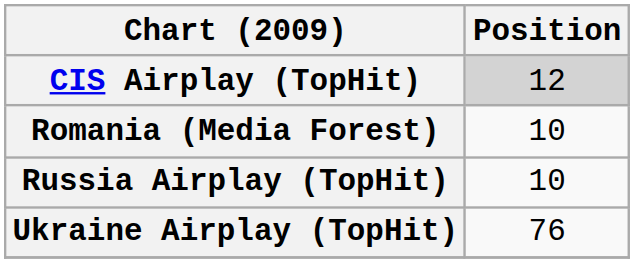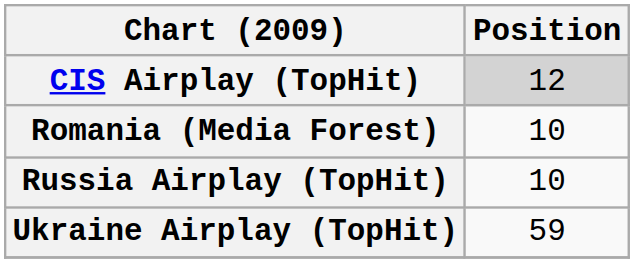(547, 232) 76 -> (547, 232) 59
